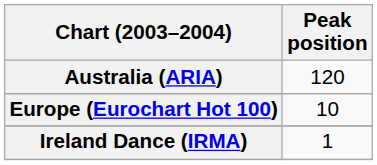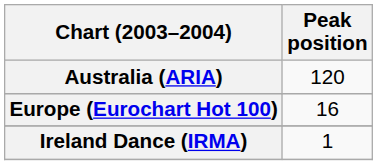(327, 109) 10 -> (327, 109) 16
